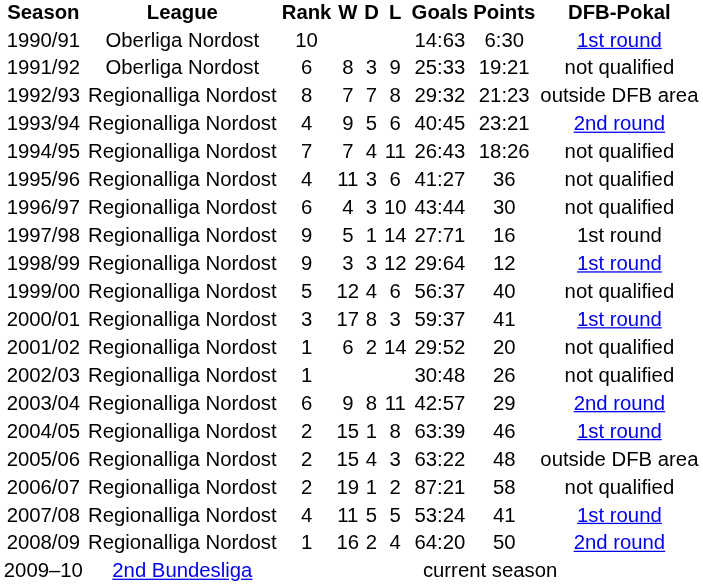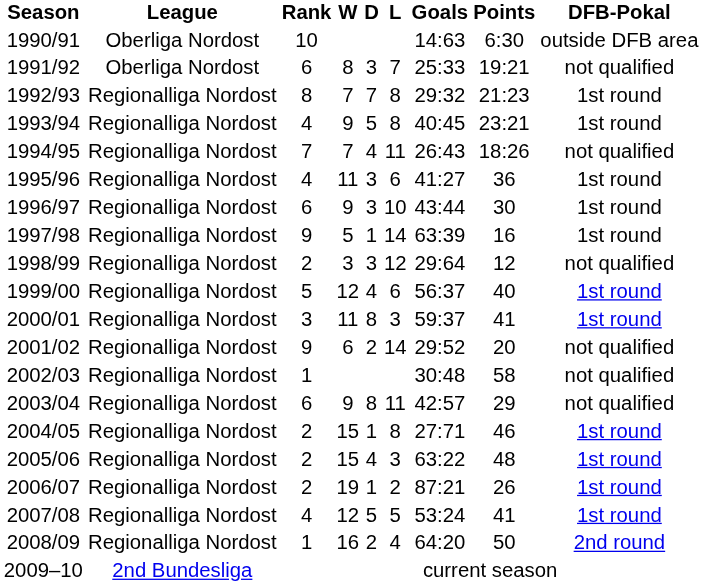(619, 40) 1st round -> (619, 40) outside DFB area
(395, 67) 9 -> (395, 67) 7
(619, 95) outside DFB area -> (619, 95) 1st round
(395, 123) 6 -> (395, 123) 8
(619, 123) 2nd round -> (619, 123) 1st round
(619, 179) not qualified -> (619, 179) 1st round
(348, 207) 4 -> (348, 207) 9
(619, 207) not qualified -> (619, 207) 1st round
(440, 235) 27:71 -> (440, 235) 63:39
(307, 263) 9 -> (307, 263) 2
(619, 263) 1st round -> (619, 263) not qualified
(619, 291) not qualified -> (619, 291) 1st round
(348, 319) 17 -> (348, 319) 11
(307, 347) 1 -> (307, 347) 9
(504, 375) 26 -> (504, 375) 58
(619, 403) 2nd round -> (619, 403) not qualified
(440, 431) 63:39 -> (440, 431) 27:71
(619, 459) outside DFB area -> (619, 459) 1st round
(504, 487) 58 -> (504, 487) 26
(619, 487) not qualified -> (619, 487) 1st round
(348, 515) 11 -> (348, 515) 12
